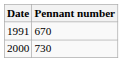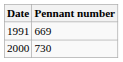(43, 31) 670 -> (43, 31) 669
